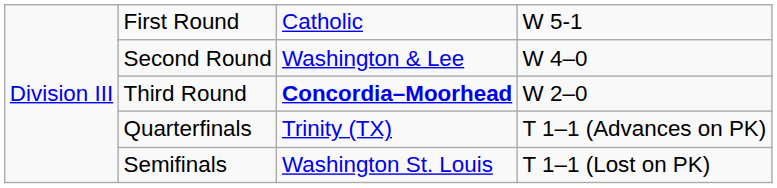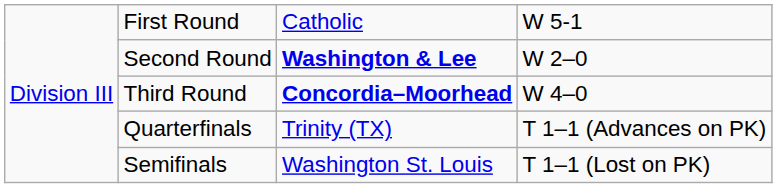(373, 57) normal -> (379, 57) bold
(555, 57) W 4–0 -> (555, 57) W 2–0
(555, 93) W 2–0 -> (555, 93) W 4–0
